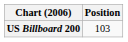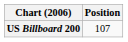(102, 28) 103 -> (102, 28) 107
